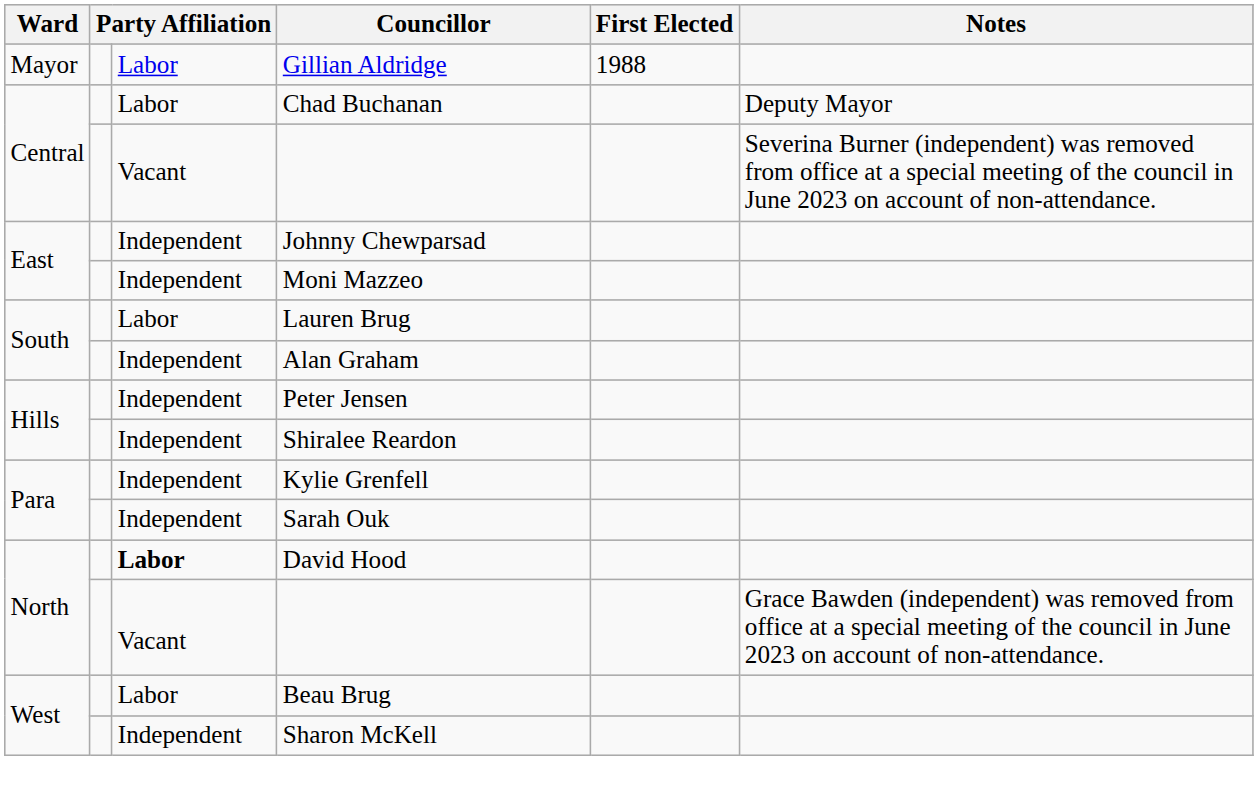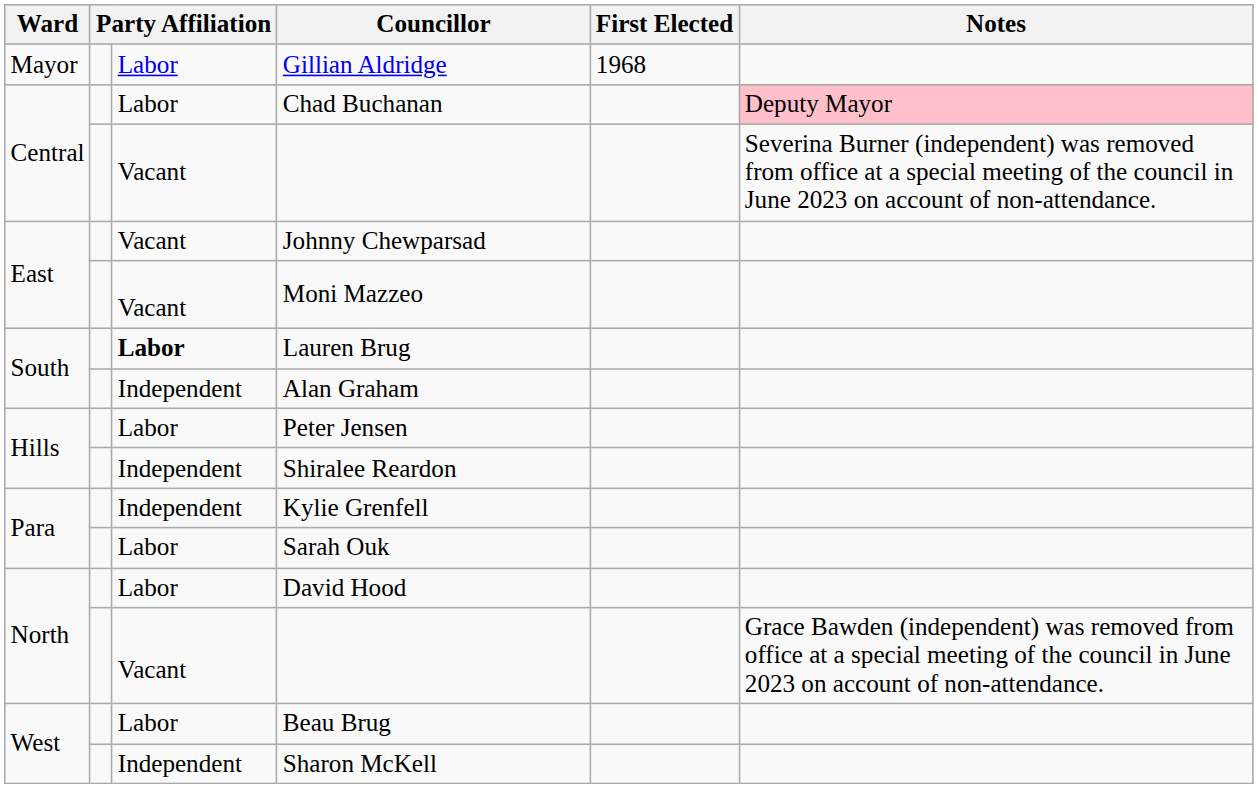(621, 64) 1988 -> (621, 64) 1968
(818, 104) no background -> (818, 104) pink background
(180, 240) Independent -> (152, 240) Vacant
(180, 280) Independent -> (152, 308) Vacant
(148, 319) normal -> (151, 348) bold
(180, 399) Independent -> (148, 427) Labor
(180, 519) Independent -> (148, 547) Labor
(151, 559) bold -> (148, 587) normal
